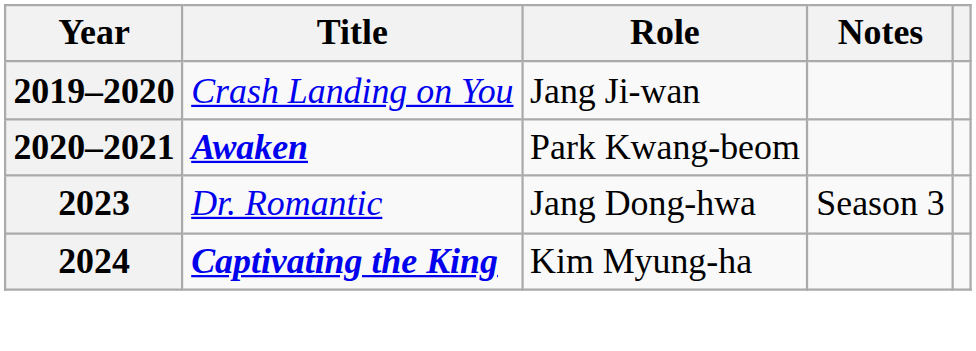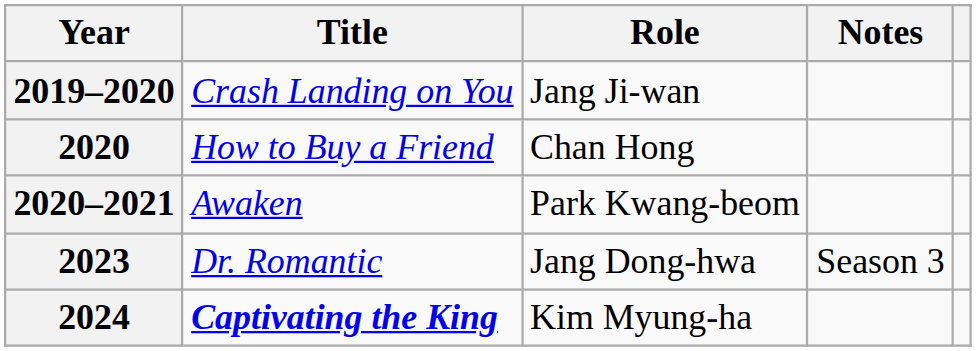+ row: (94, 146)
(250, 146) bold -> (247, 203) normal
